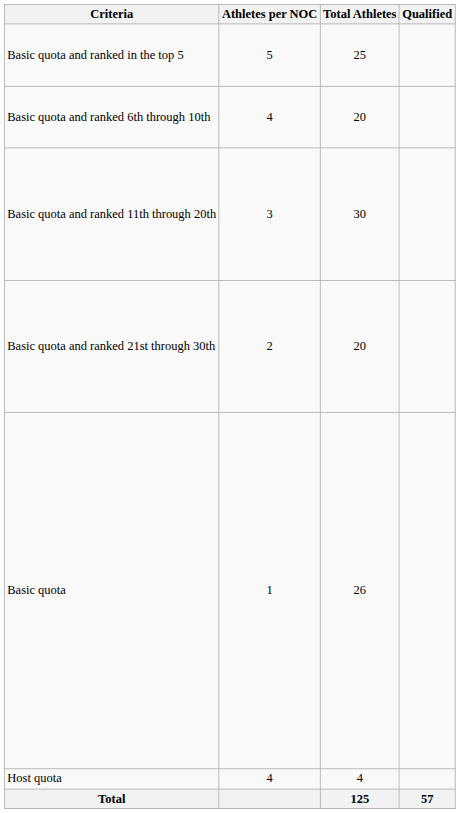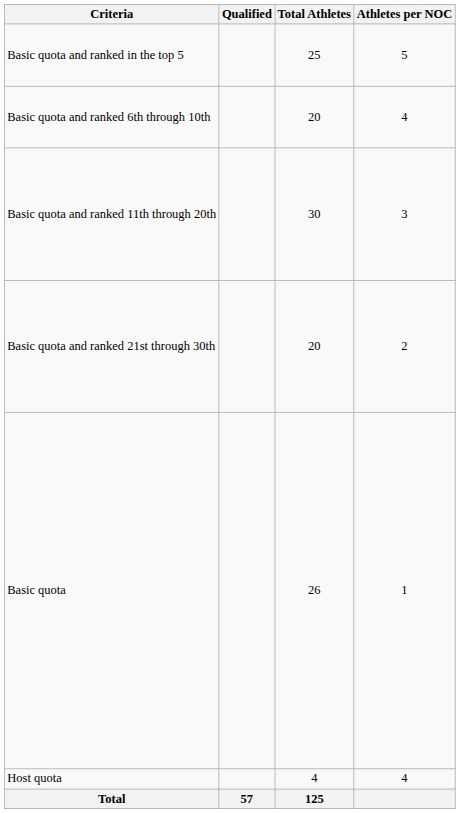columns swapped: (270, 14) <-> (427, 14)
